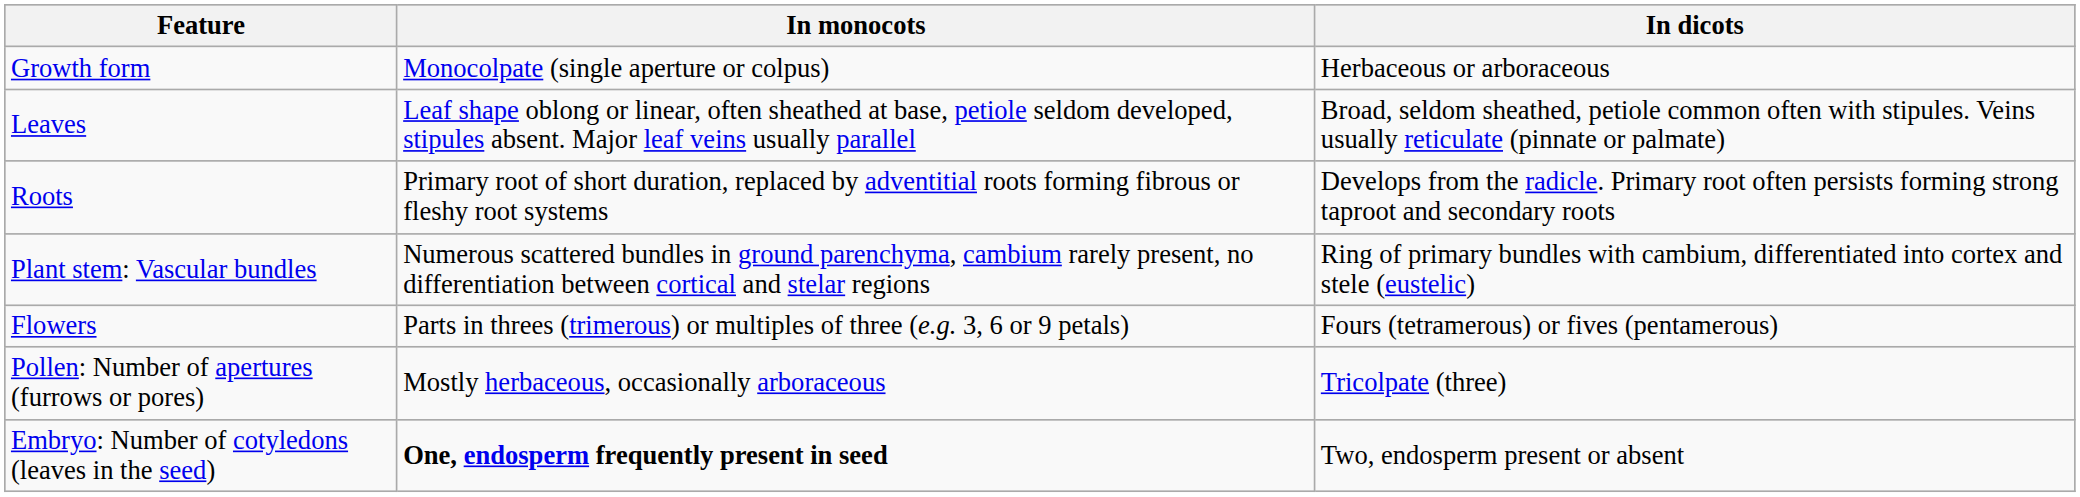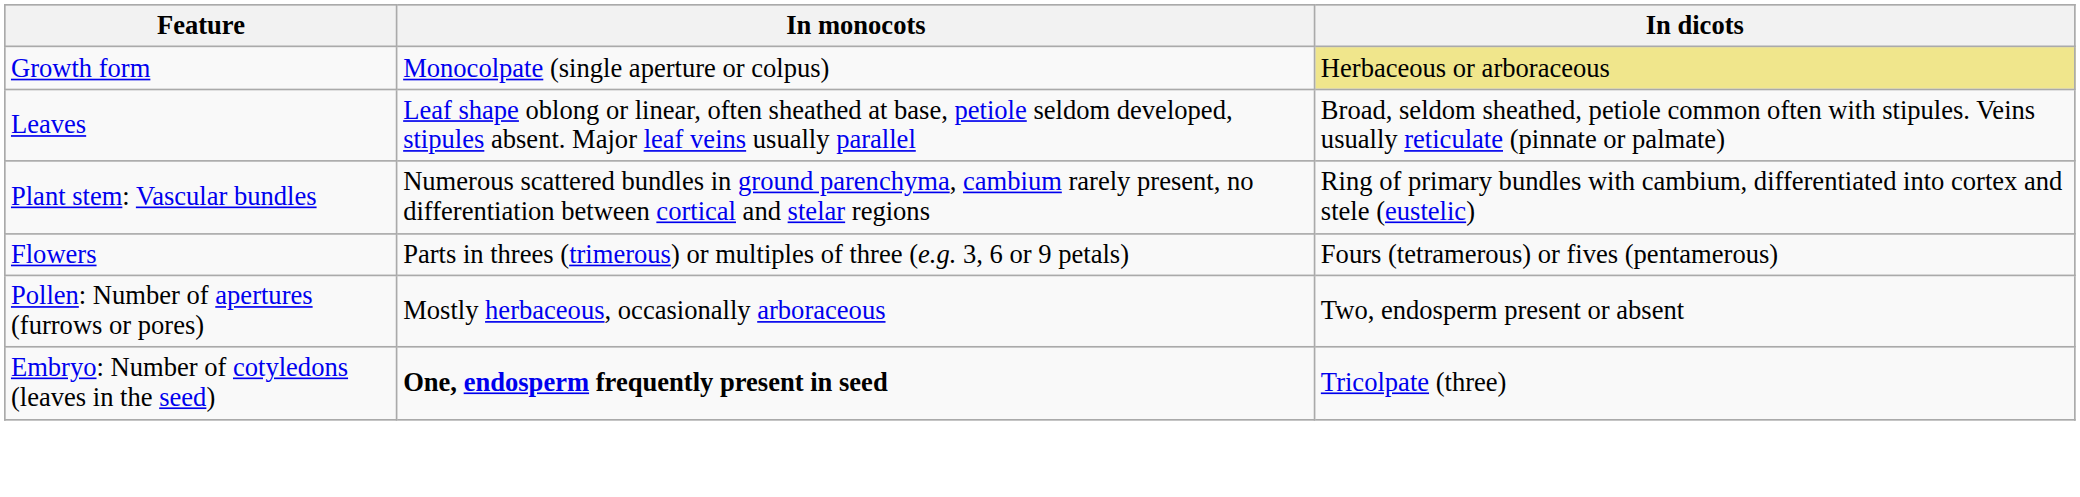(1465, 67) no background -> (1465, 67) khaki background
- row: (42, 196)
(1414, 382) Tricolpate (three) -> (1502, 310) Two, endosperm present or absent
(1502, 454) Two, endosperm present or absent -> (1414, 382) Tricolpate (three)
